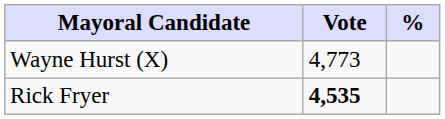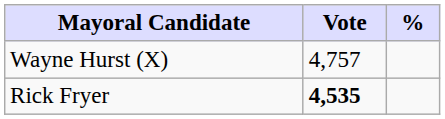(335, 59) 4,773 -> (335, 59) 4,757
